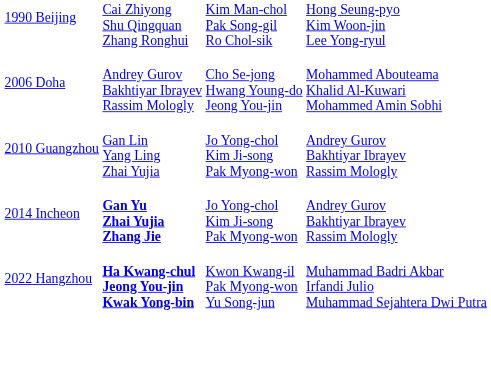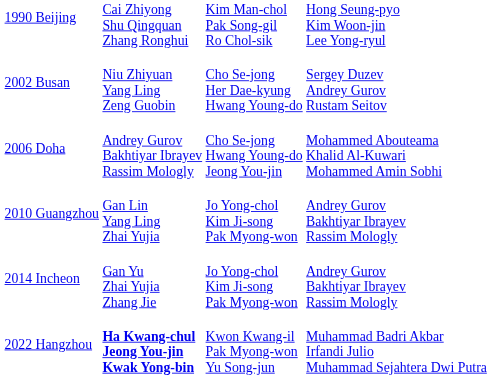+ row: (37, 82)
(133, 221) bold -> (131, 286) normal
